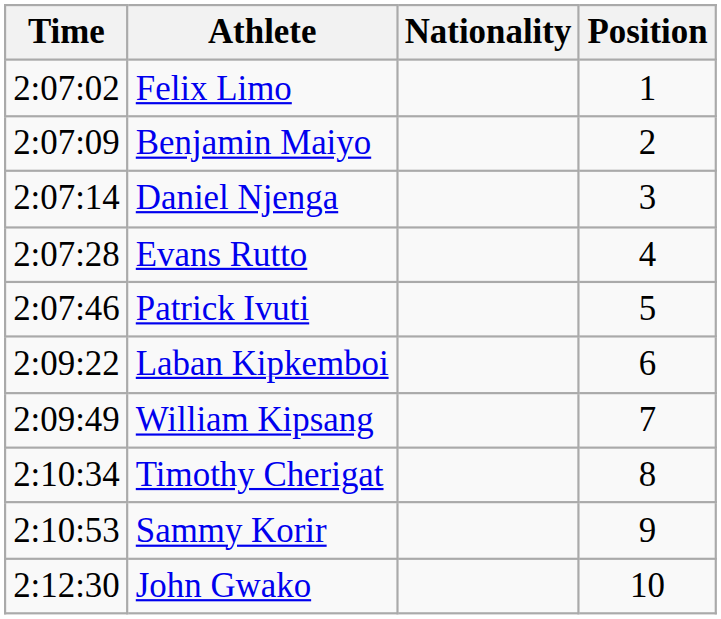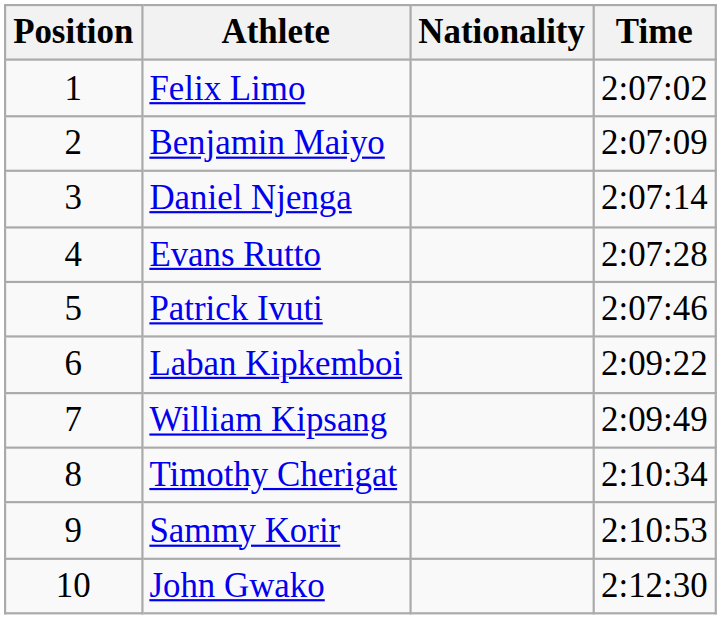columns swapped: (648, 32) <-> (66, 32)
